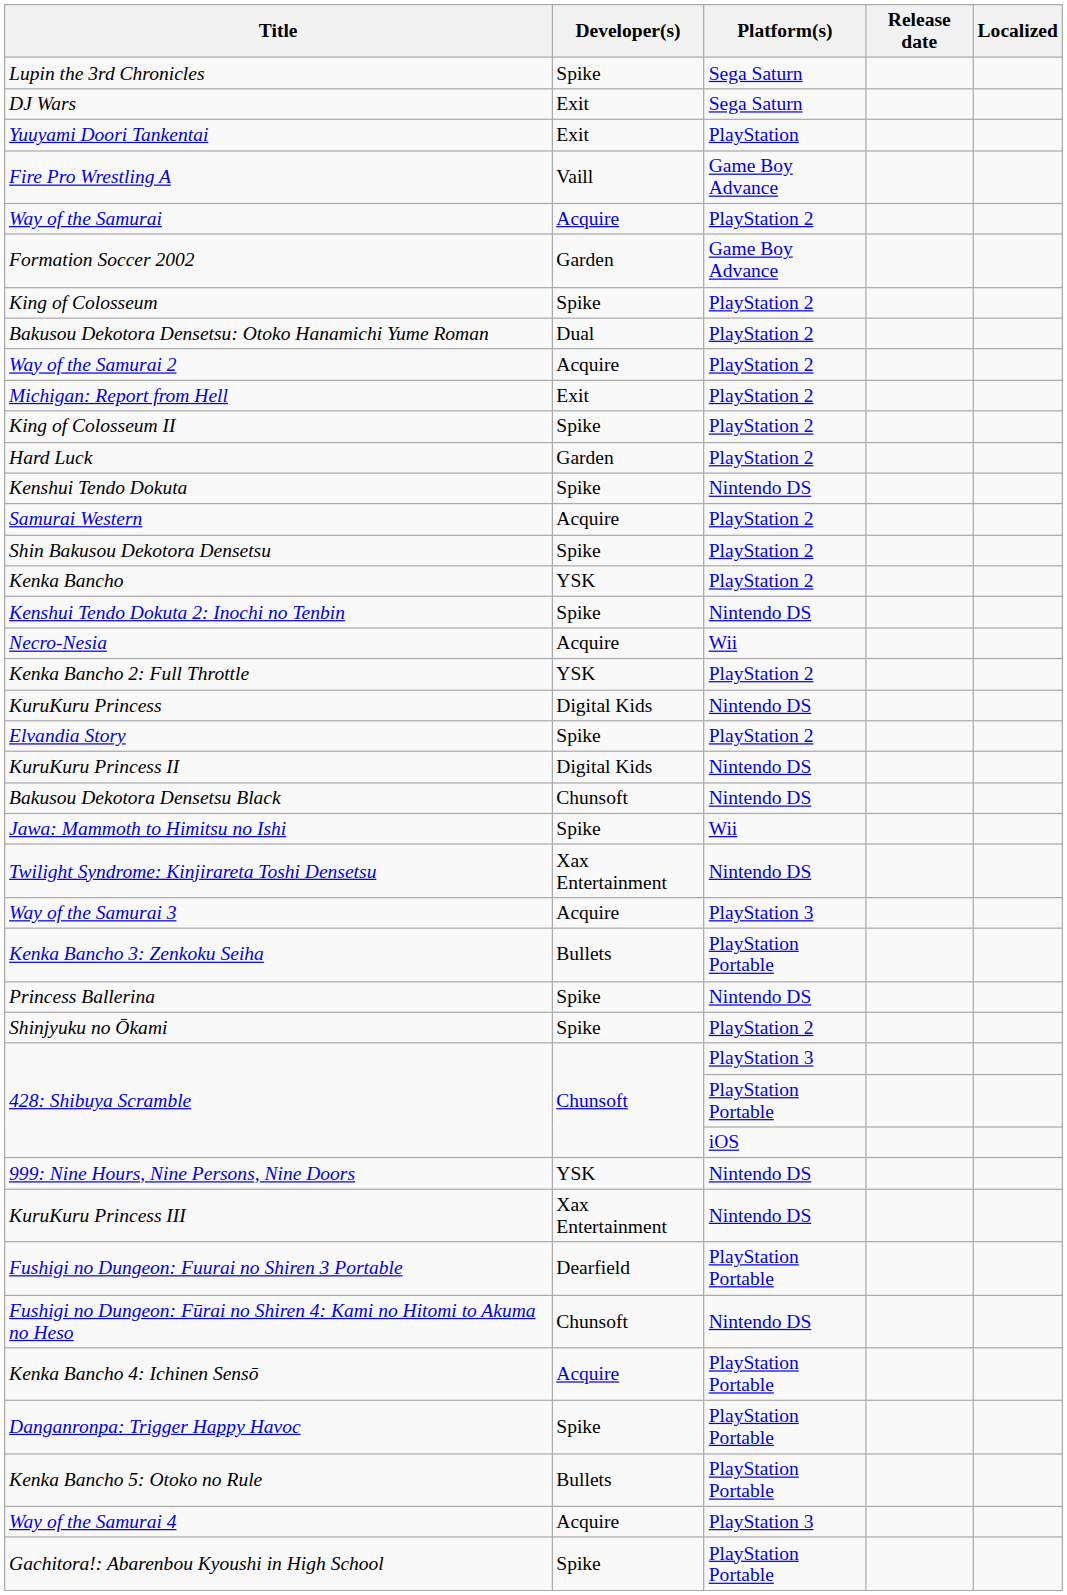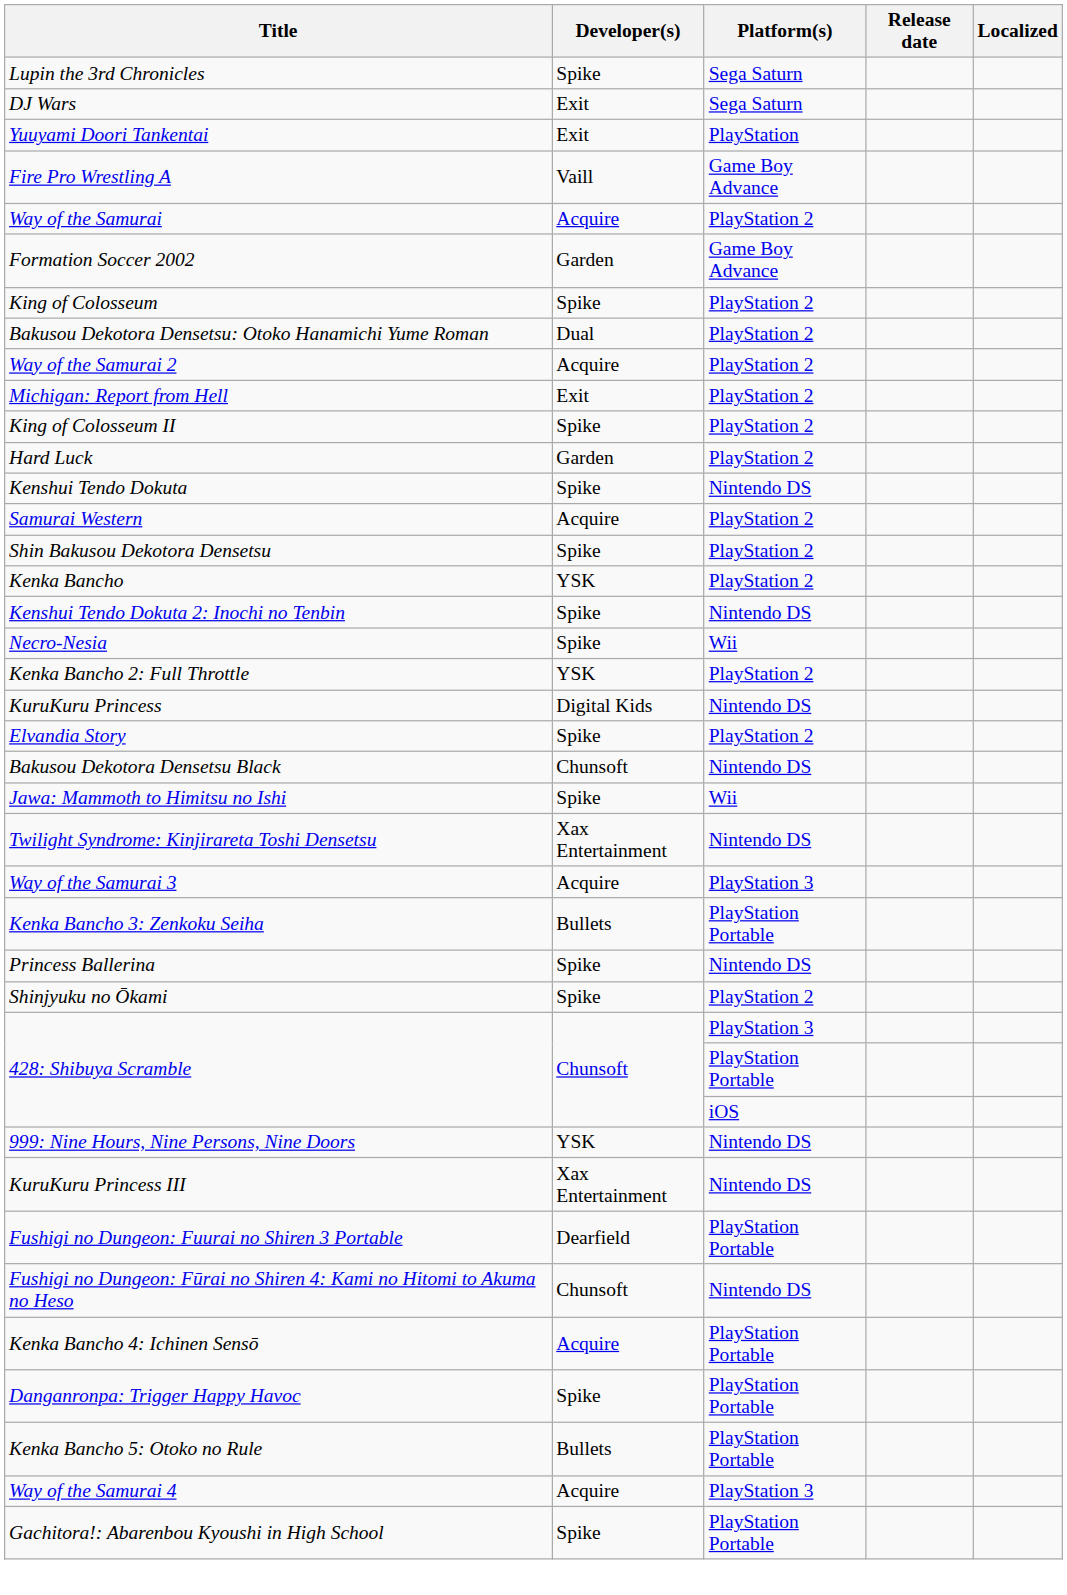(588, 643) Acquire -> (579, 643) Spike
- row: (94, 766)
